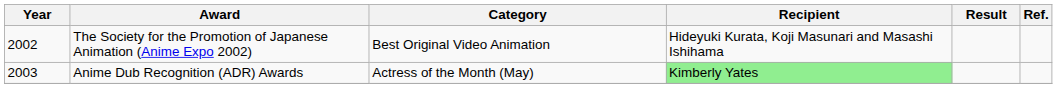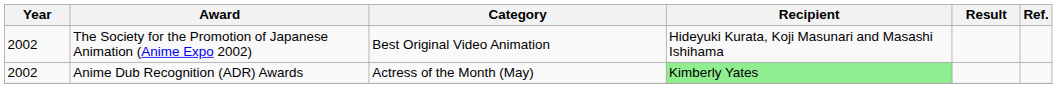(22, 72) 2003 -> (22, 72) 2002
